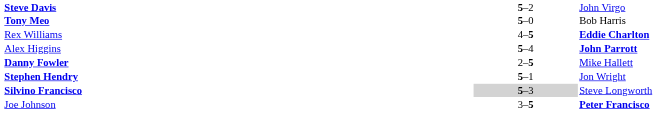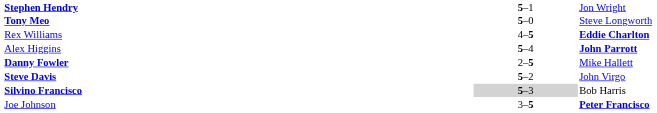rows swapped: (30, 7) <-> (41, 76)
(602, 21) Bob Harris -> (616, 21) Steve Longworth
(616, 90) Steve Longworth -> (602, 90) Bob Harris
